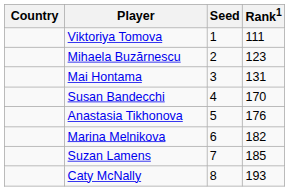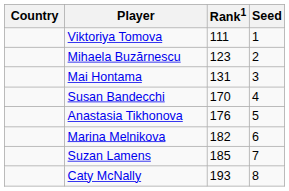columns swapped: (264, 16) <-> (225, 16)
